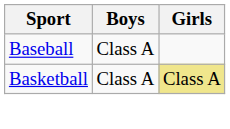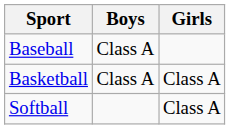(192, 78) khaki background -> (192, 78) no background
+ row: (39, 108)
